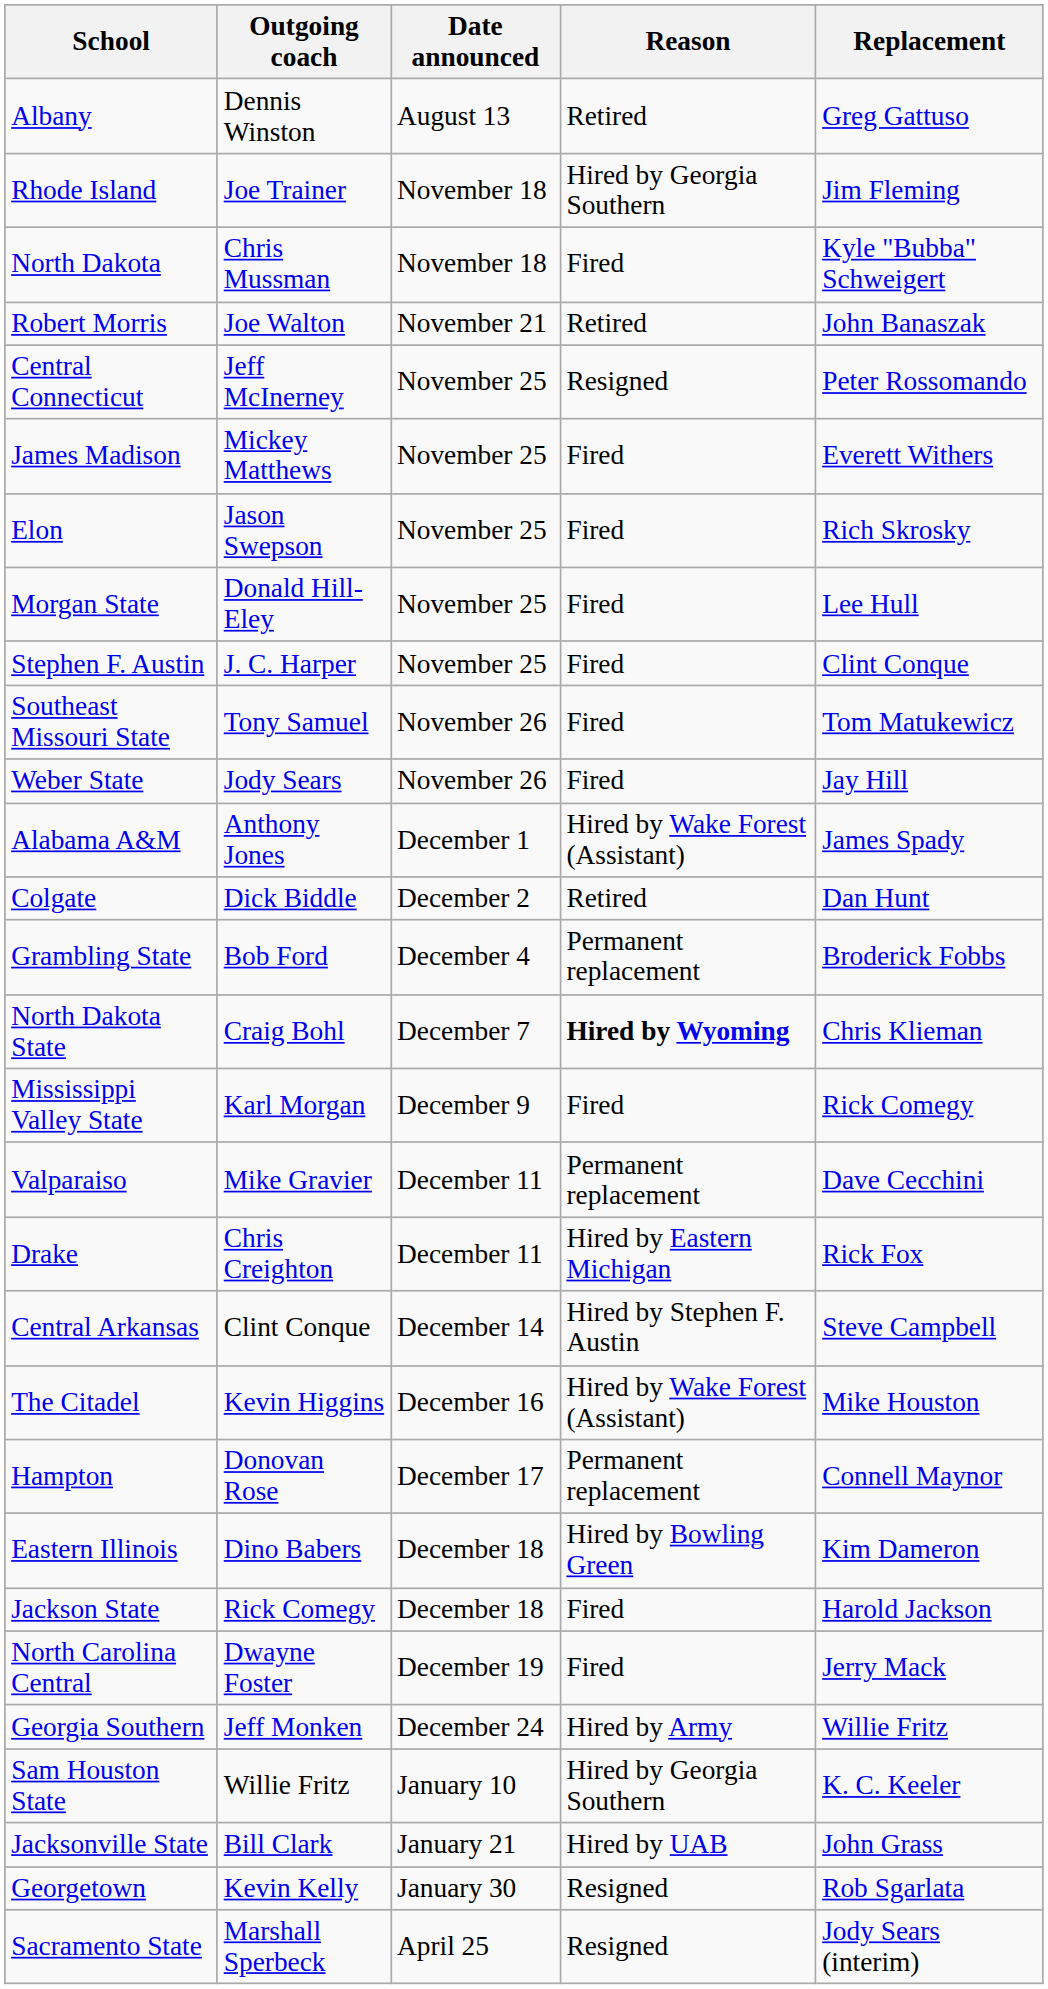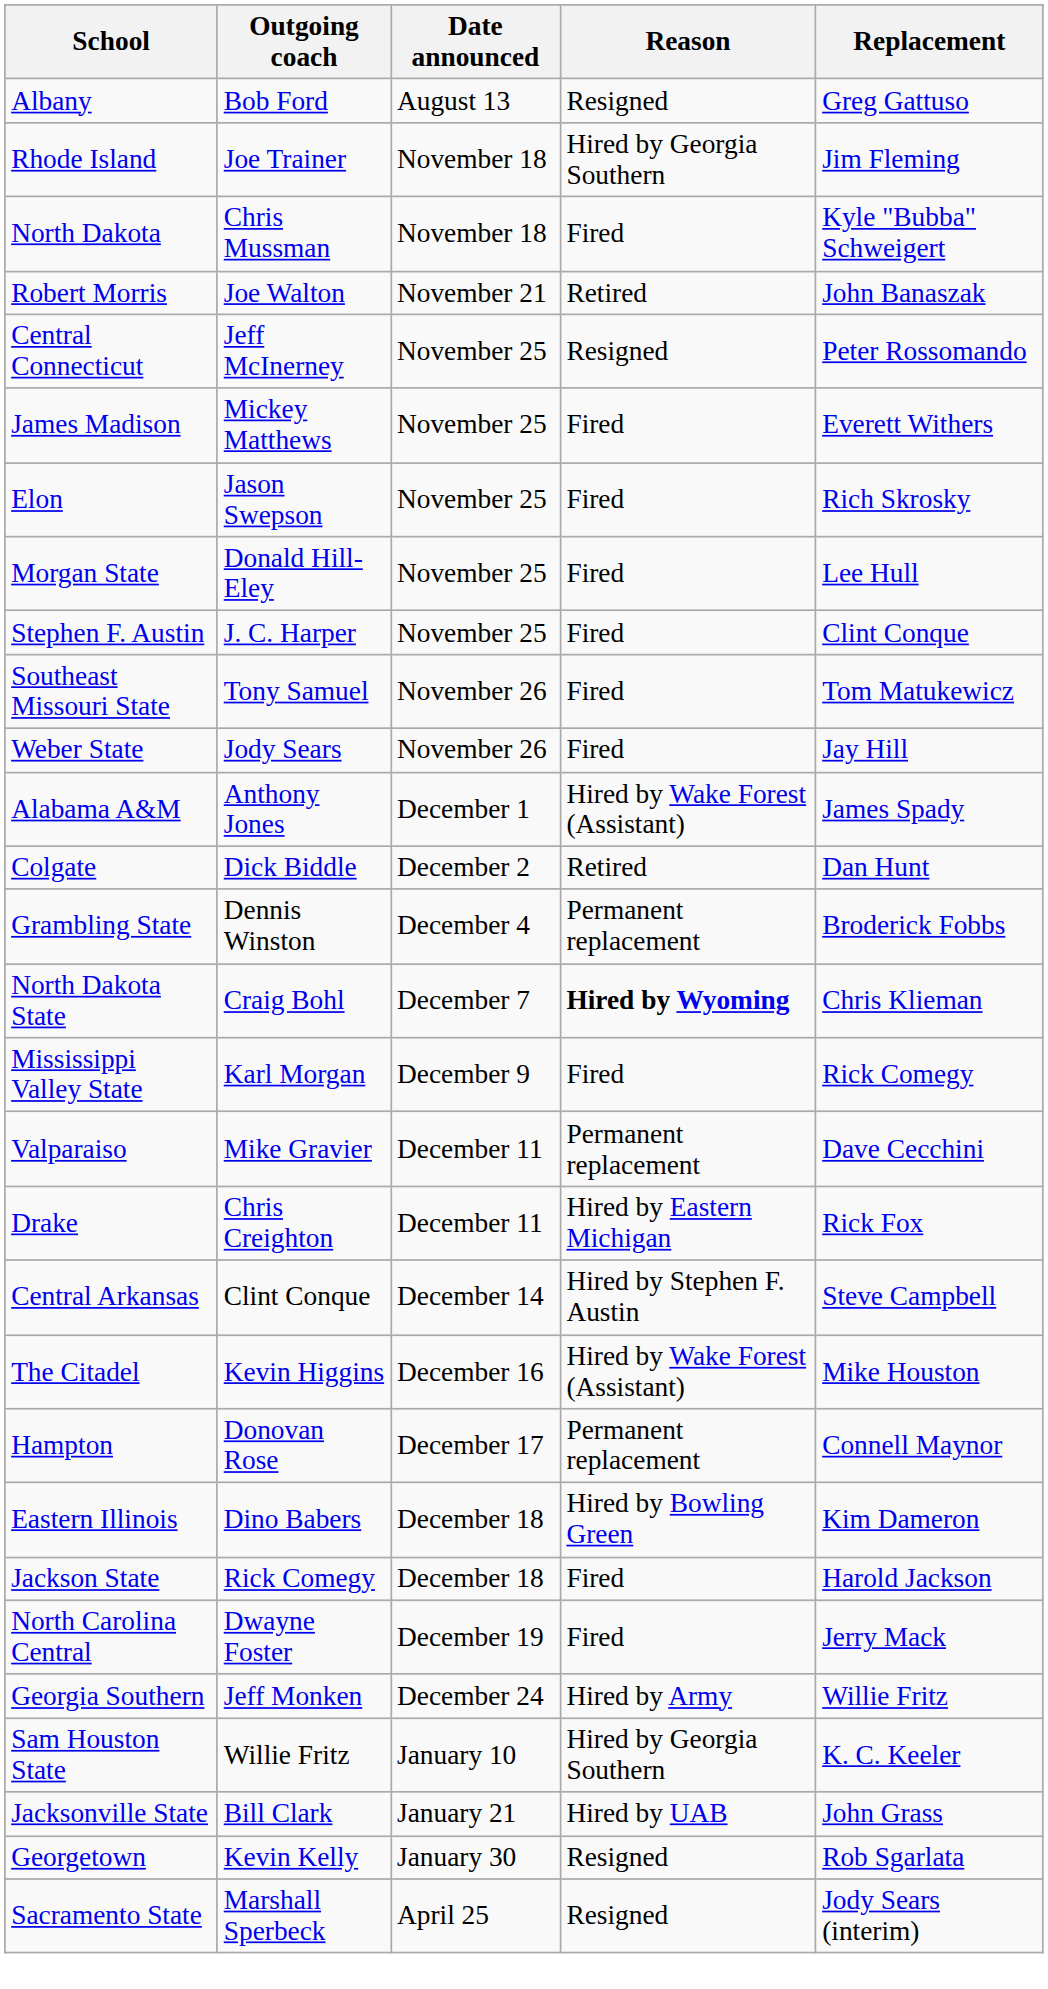(270, 115) Dennis Winston -> (276, 100) Bob Ford
(607, 115) Retired -> (617, 100) Resigned
(276, 956) Bob Ford -> (270, 926) Dennis Winston
